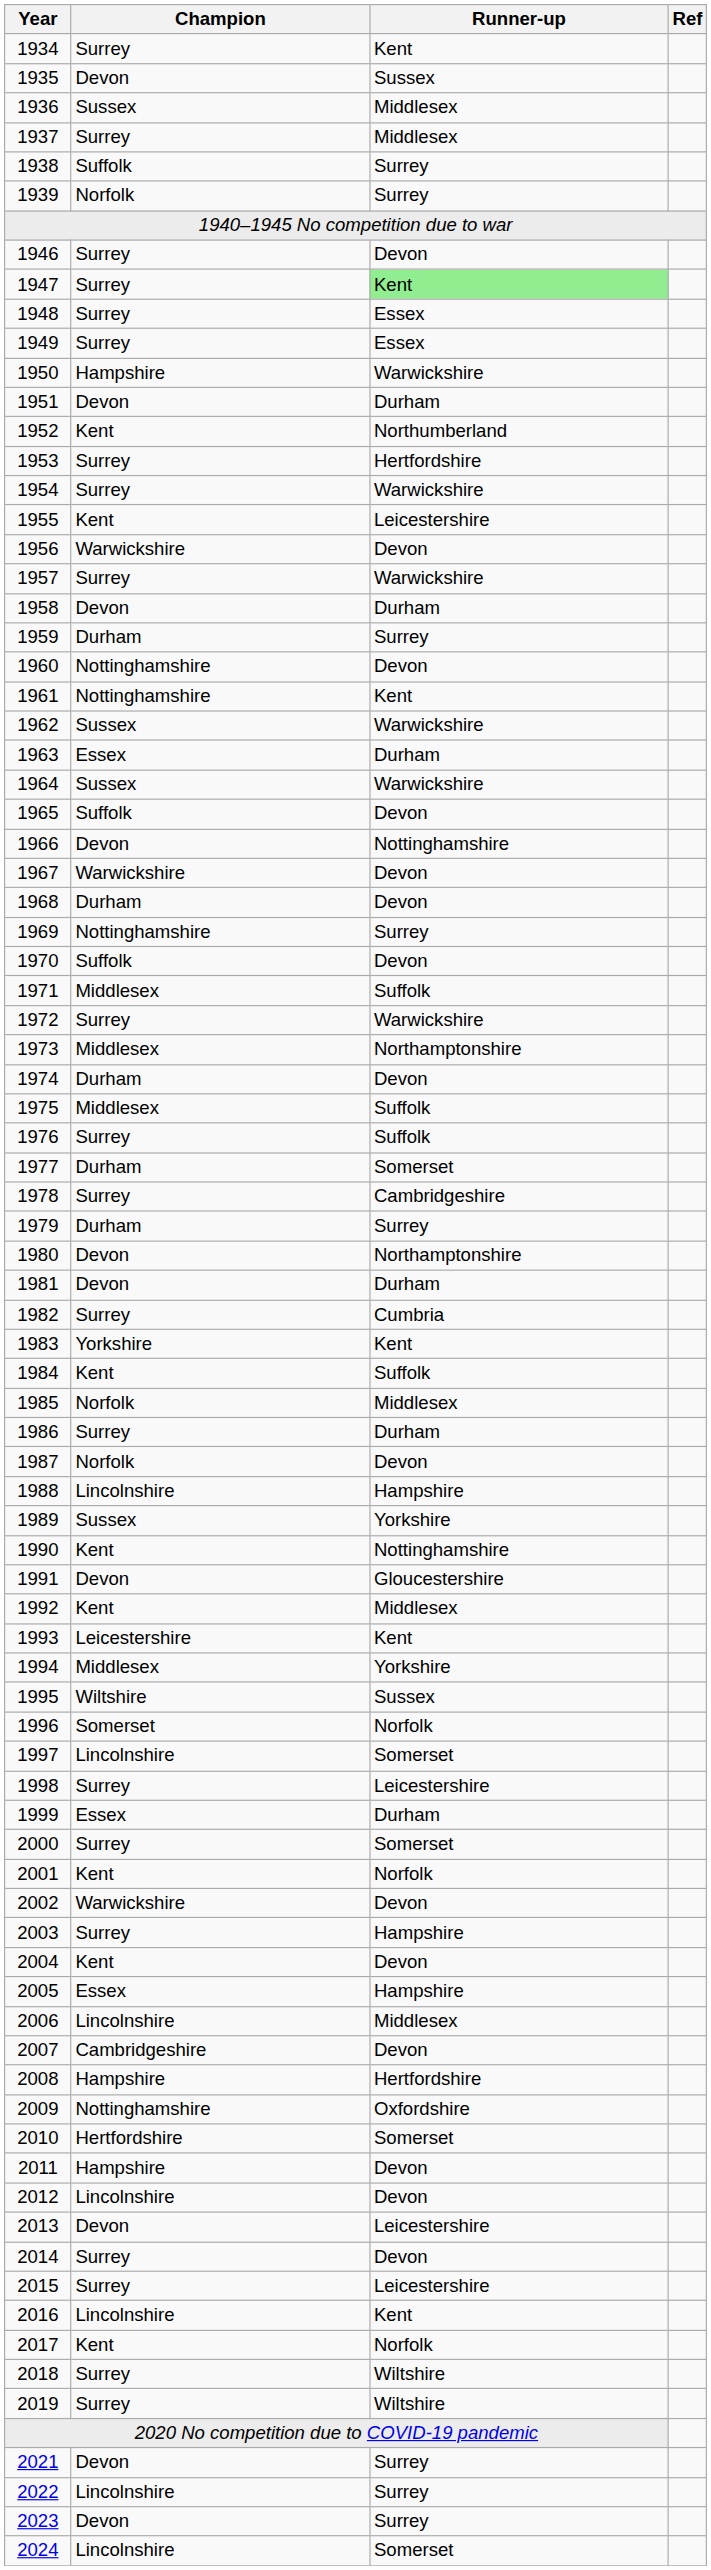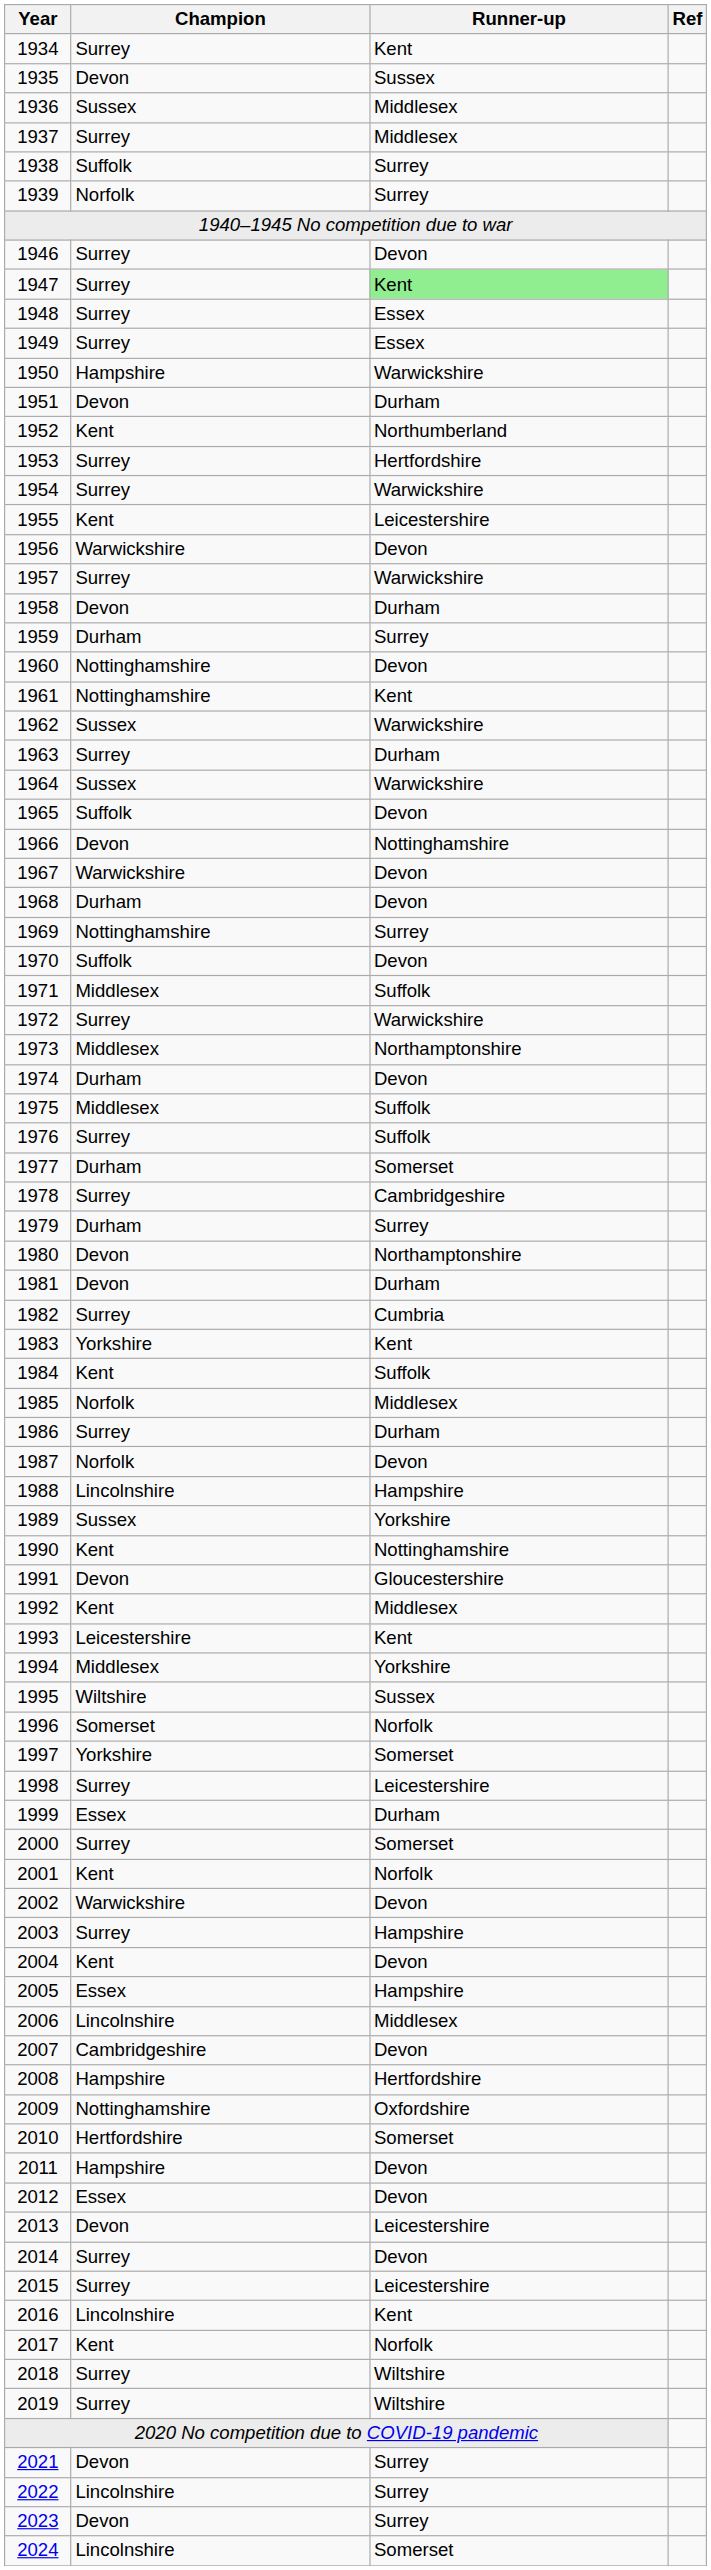(101, 755) Essex -> (103, 755) Surrey
(125, 1755) Lincolnshire -> (114, 1755) Yorkshire
(125, 2197) Lincolnshire -> (101, 2197) Essex
